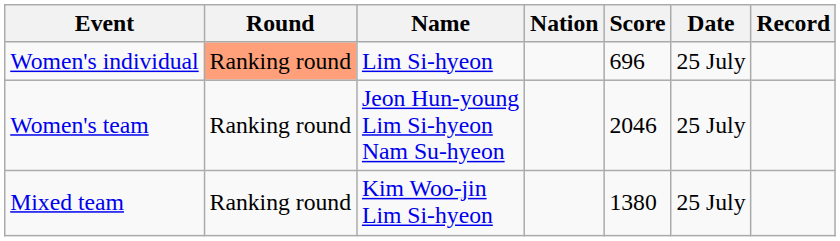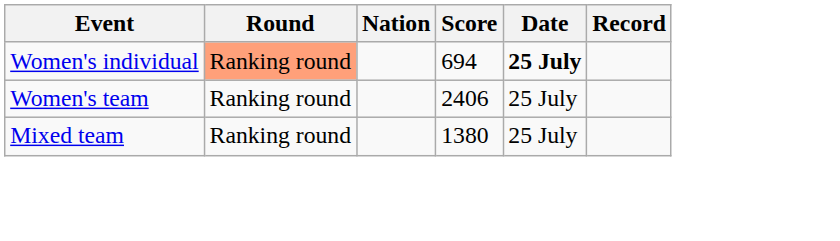- column: (441, 23)
(627, 60) 696 -> (459, 60) 694
(711, 60) normal -> (545, 60) bold
(633, 125) 2046 -> (465, 98) 2406
